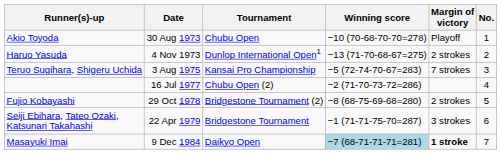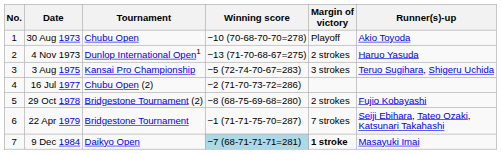columns swapped: (486, 17) <-> (74, 17)
(451, 70) 7 strokes -> (330, 70) 3 strokes
(451, 121) 3 strokes -> (330, 121) 7 strokes
